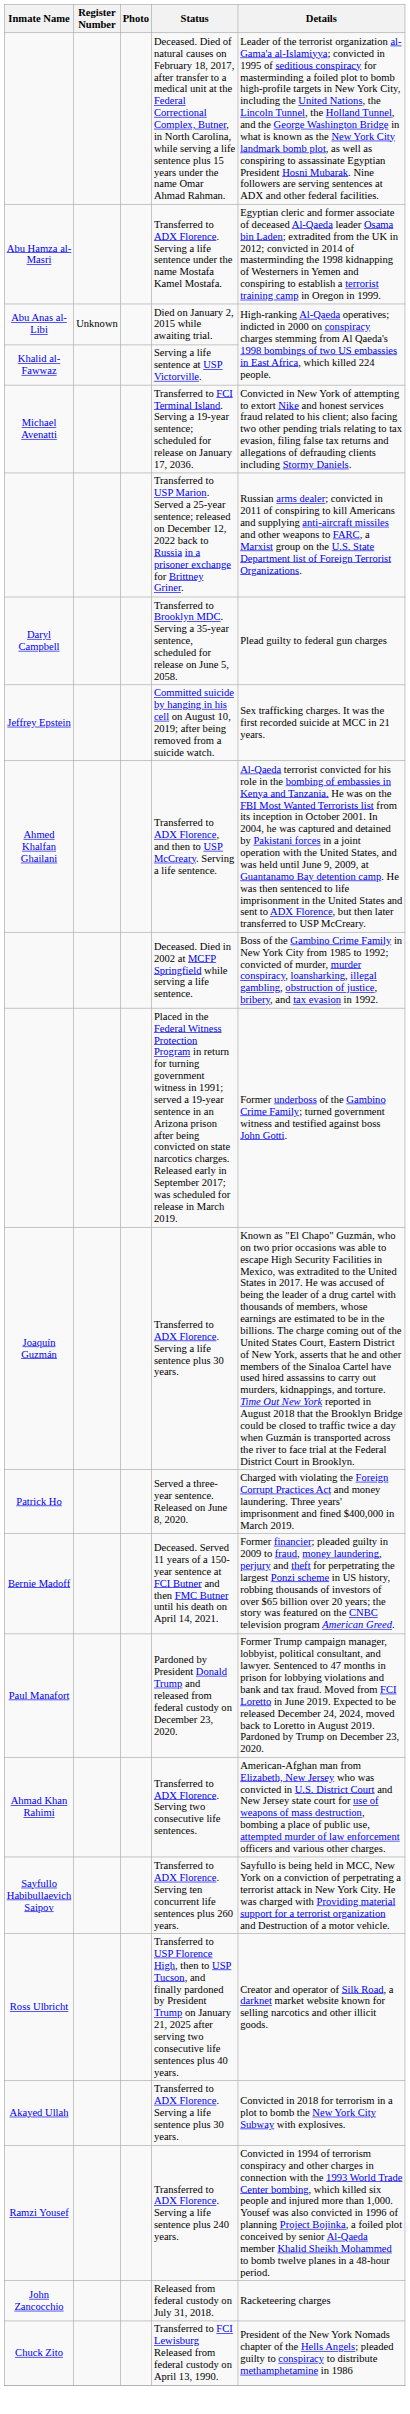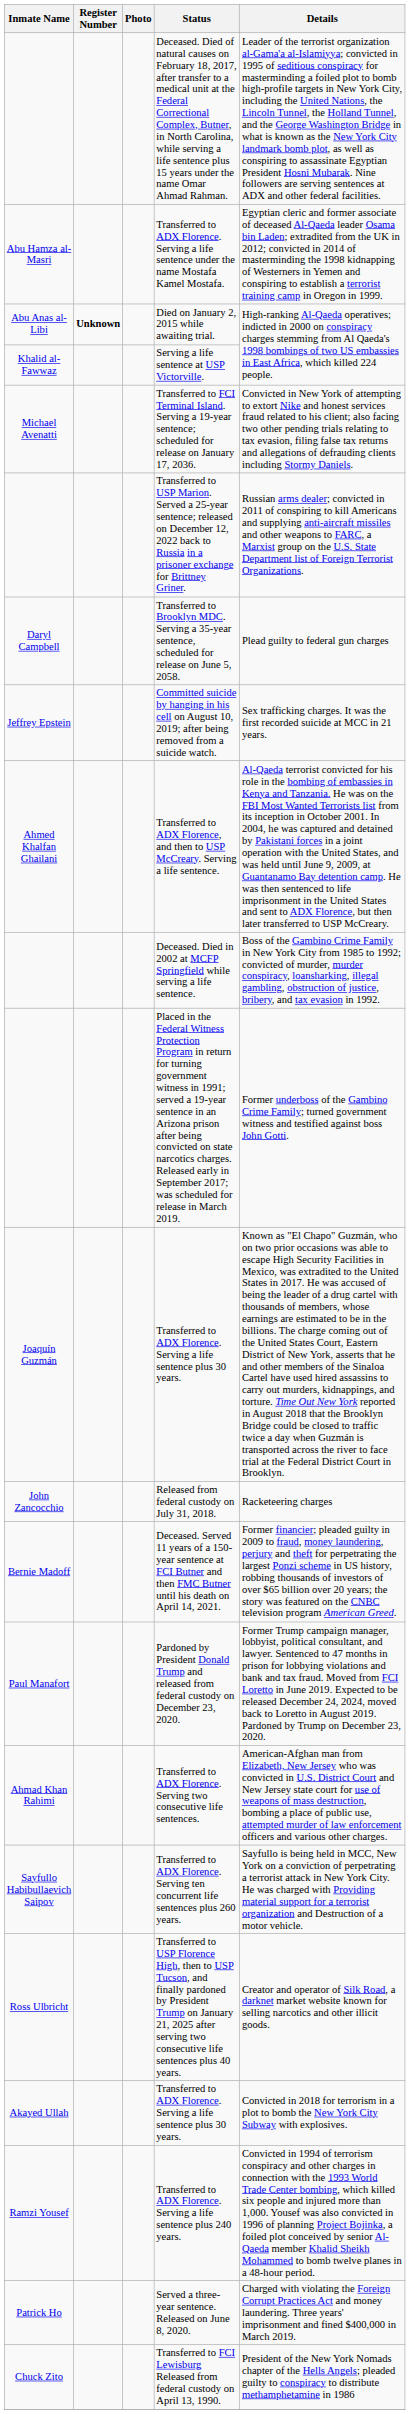(97, 324) normal -> (98, 324) bold
rows swapped: (39, 1501) <-> (39, 2301)
